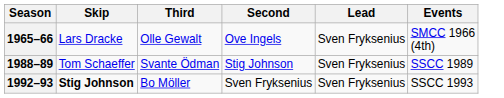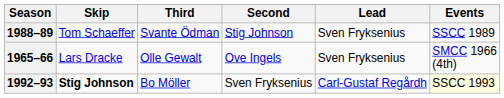rows swapped: (30, 39) <-> (30, 64)
(361, 83) Sven Fryksenius -> (372, 83) Carl-Gustaf Regårdh
(442, 83) no background -> (464, 83) lightyellow background
